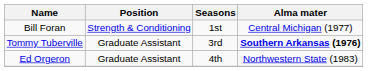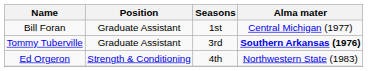(139, 28) Strength & Conditioning -> (139, 28) Graduate Assistant
(139, 59) Graduate Assistant -> (139, 59) Strength & Conditioning
